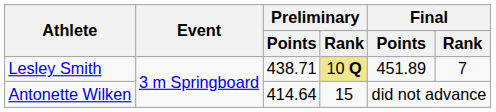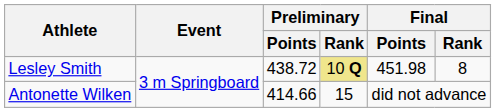(292, 69) 438.71 -> (292, 69) 438.72
(401, 69) 451.89 -> (401, 69) 451.98
(463, 69) 7 -> (463, 69) 8
(292, 95) 414.64 -> (292, 95) 414.66
